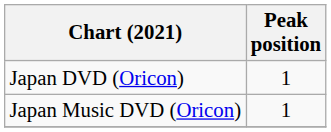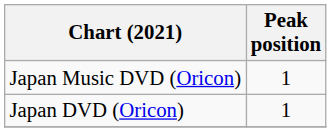rows swapped: (97, 77) <-> (125, 110)
